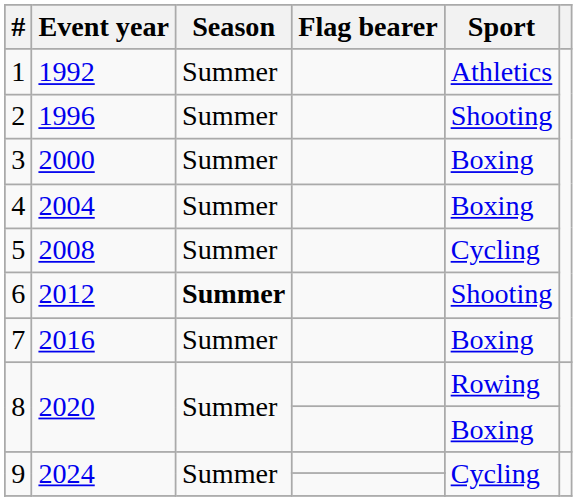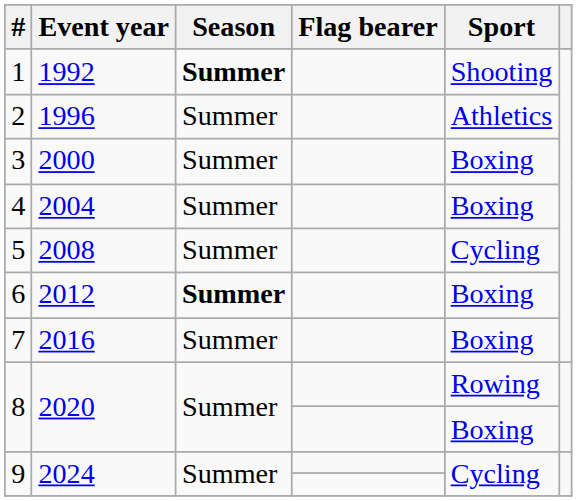(230, 71) normal -> (234, 71) bold
(501, 71) Athletics -> (502, 71) Shooting
(502, 116) Shooting -> (501, 116) Athletics
(502, 294) Shooting -> (492, 294) Boxing
